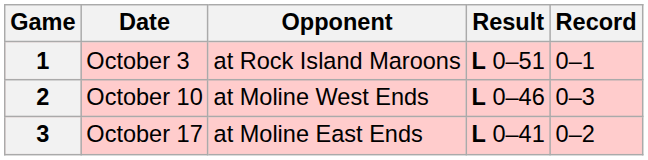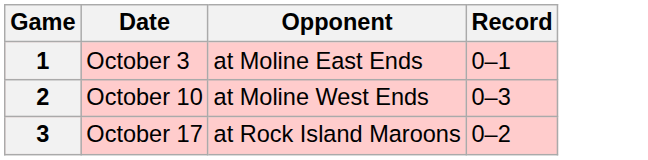- column: (508, 23)
(337, 60) at Rock Island Maroons -> (318, 60) at Moline East Ends
(318, 135) at Moline East Ends -> (337, 135) at Rock Island Maroons
